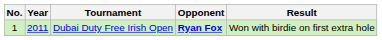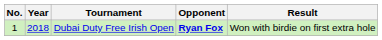(38, 28) 2011 -> (38, 28) 2018
